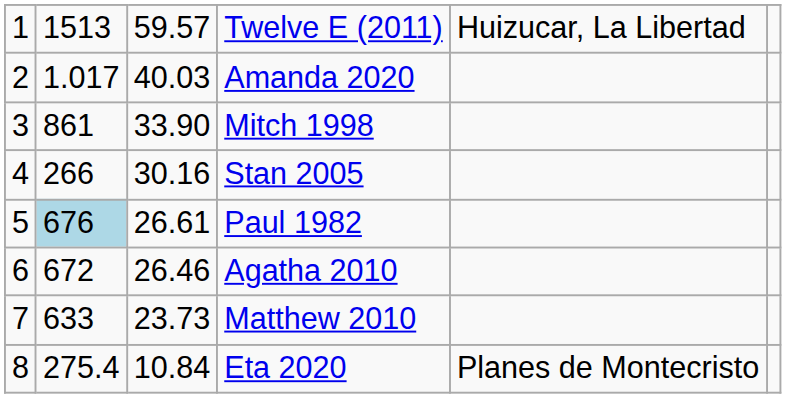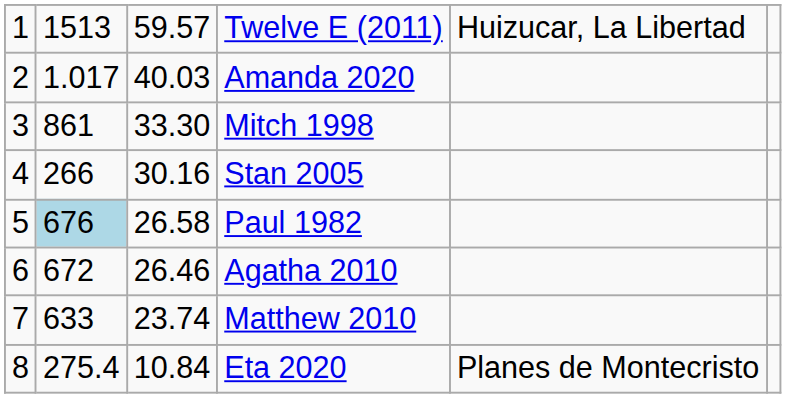(172, 125) 33.90 -> (172, 125) 33.30
(172, 222) 26.61 -> (172, 222) 26.58
(172, 319) 23.73 -> (172, 319) 23.74
